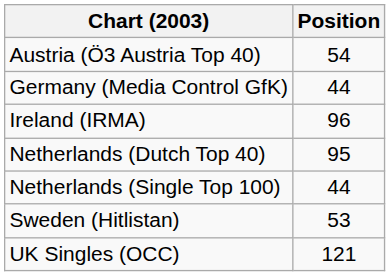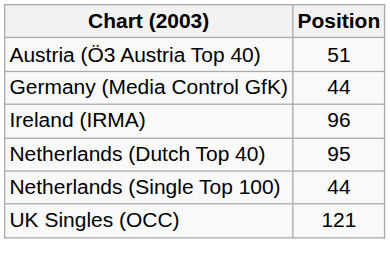(339, 54) 54 -> (339, 54) 51
- row: (95, 220)
